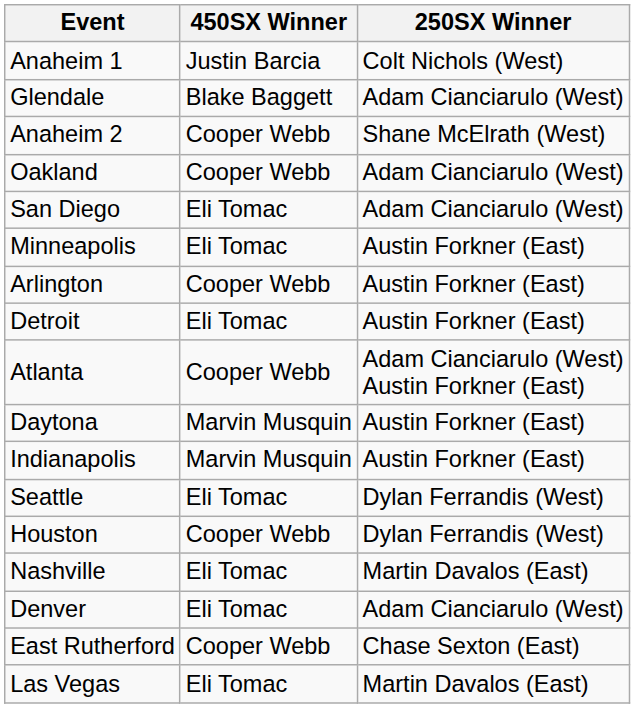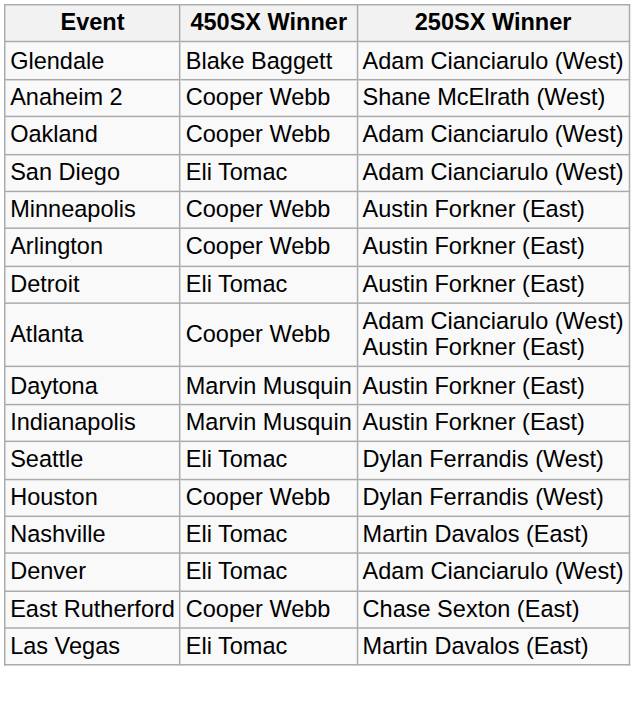- row: (66, 60)
(236, 246) Eli Tomac -> (258, 209) Cooper Webb
